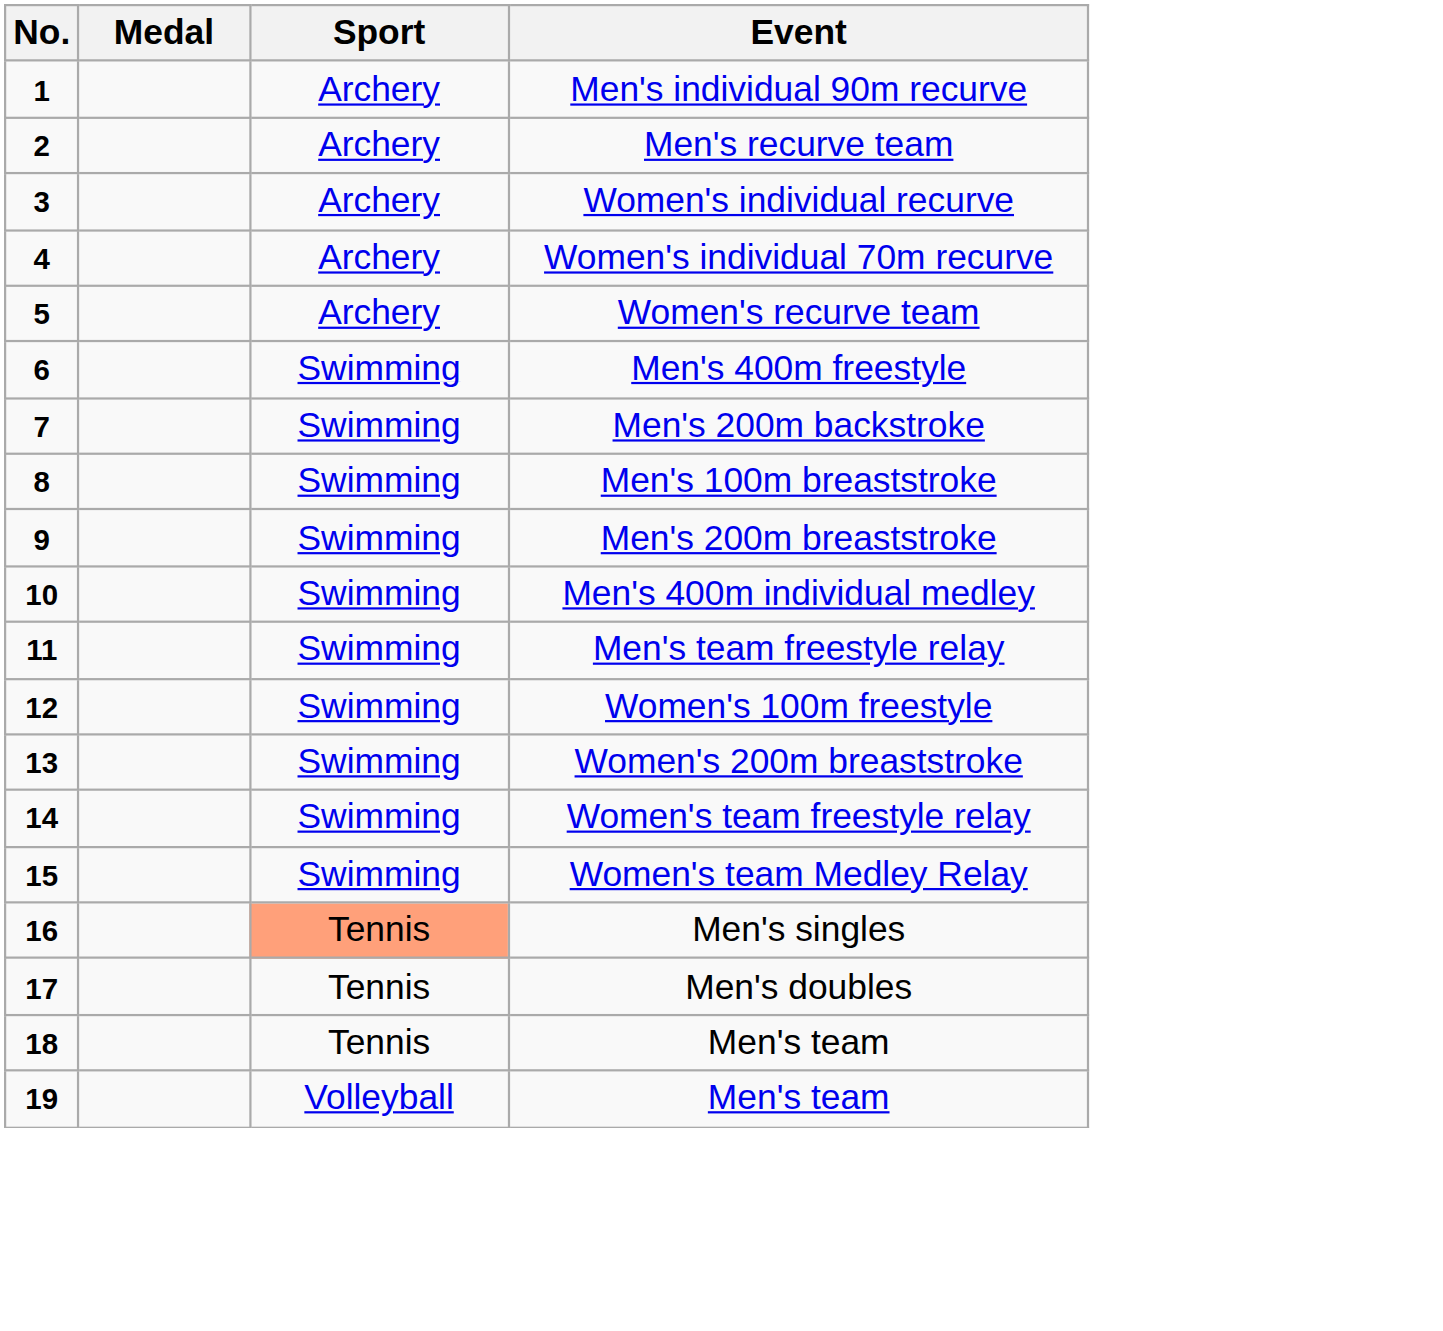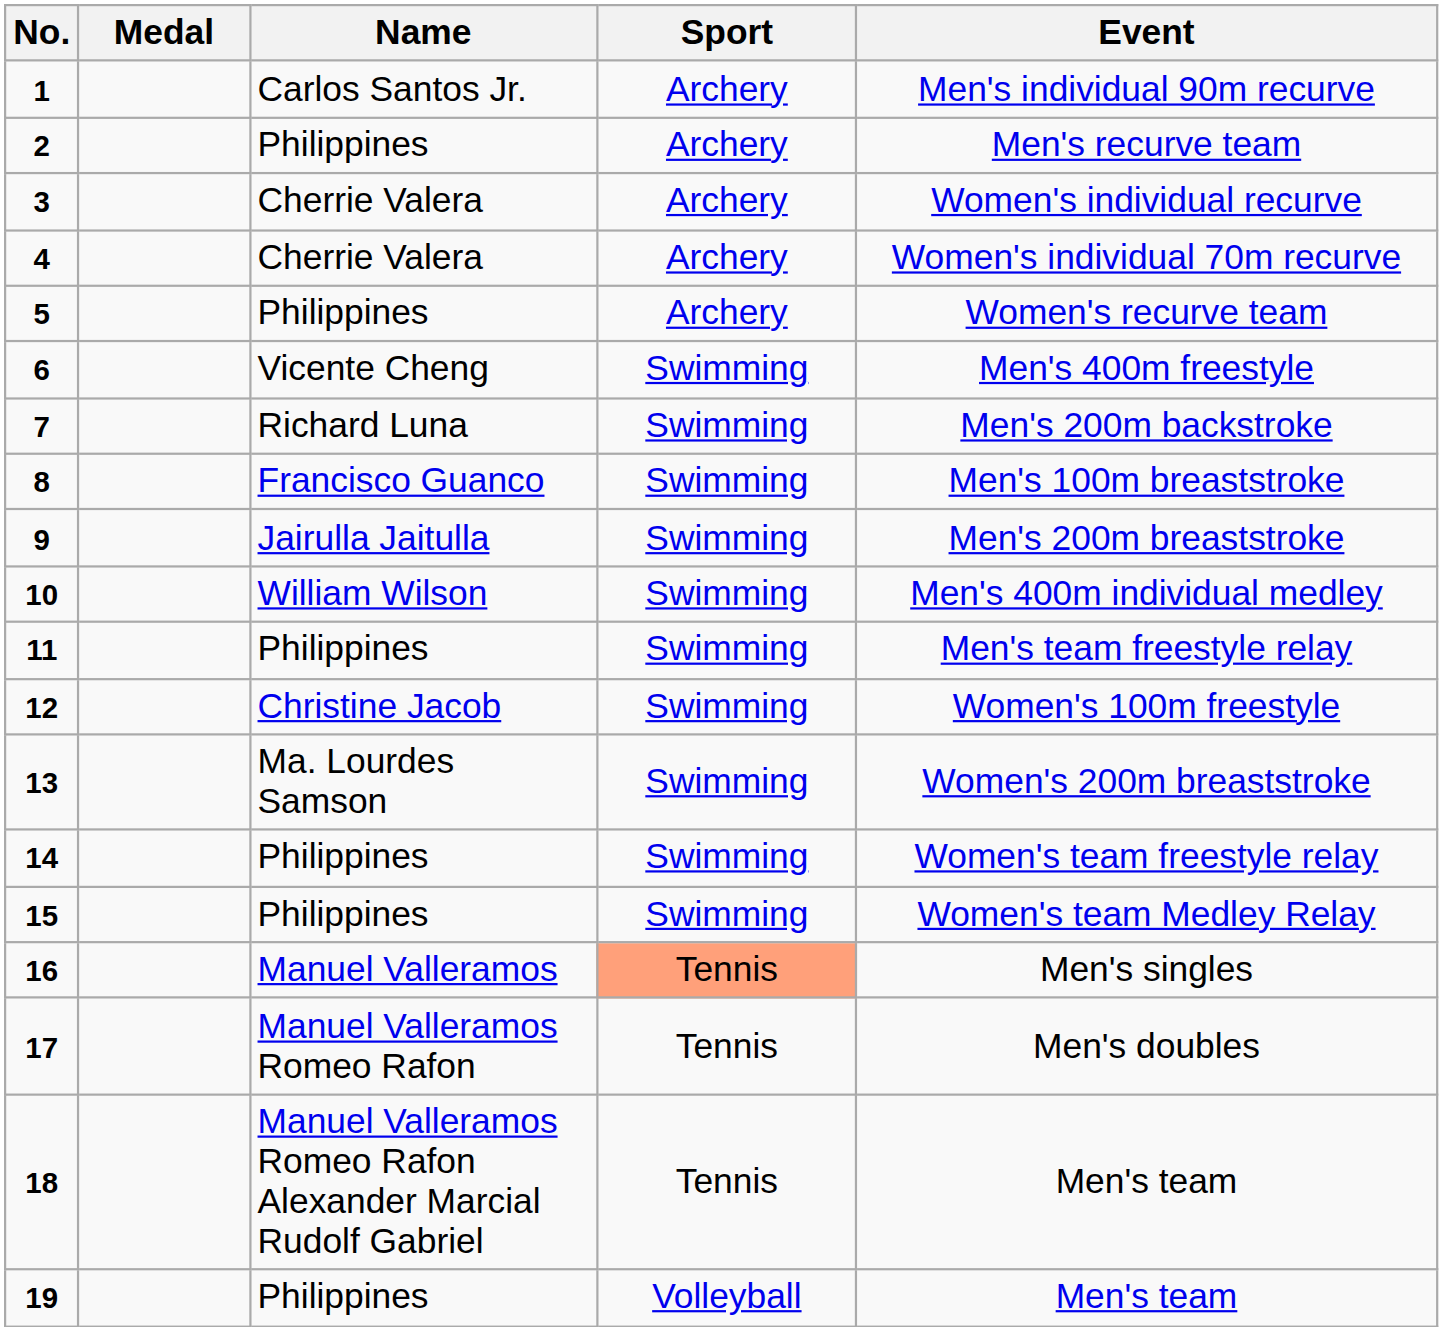+ column: (423, 32)
